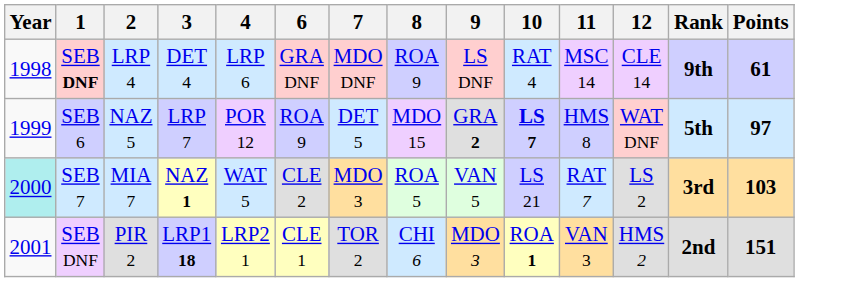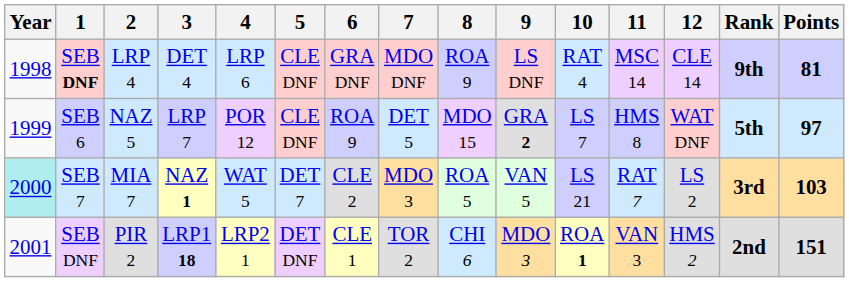+ column: (300, 21)
(761, 68) 61 -> (811, 68) 81
(532, 128) bold -> (582, 128) normal
